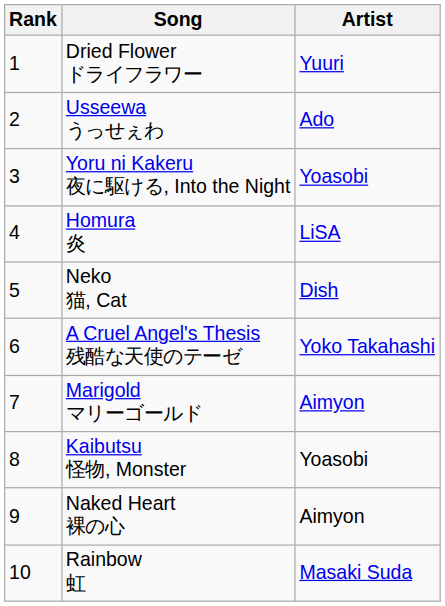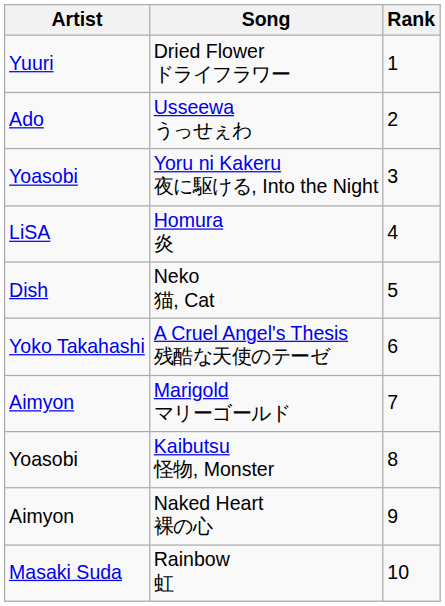columns swapped: (33, 19) <-> (367, 19)
